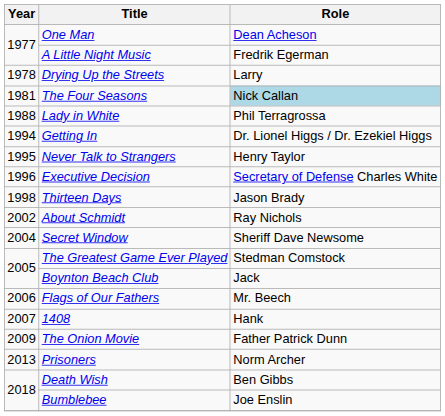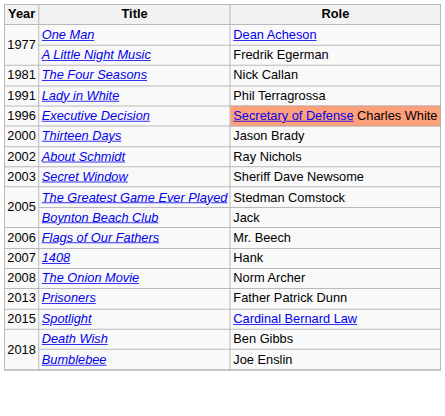- row: (103, 75)
(266, 95) lightblue background -> (266, 75) no background
(22, 116) 1988 -> (22, 95) 1991
- row: (69, 136)
- row: (109, 156)
(335, 177) no background -> (335, 116) lightsalmon background
(22, 197) 1998 -> (22, 136) 2000
(22, 237) 2004 -> (22, 177) 2003
(22, 339) 2009 -> (22, 278) 2008
(290, 339) Father Patrick Dunn -> (269, 278) Norm Archer
(269, 359) Norm Archer -> (290, 298) Father Patrick Dunn
+ row: (67, 319)
